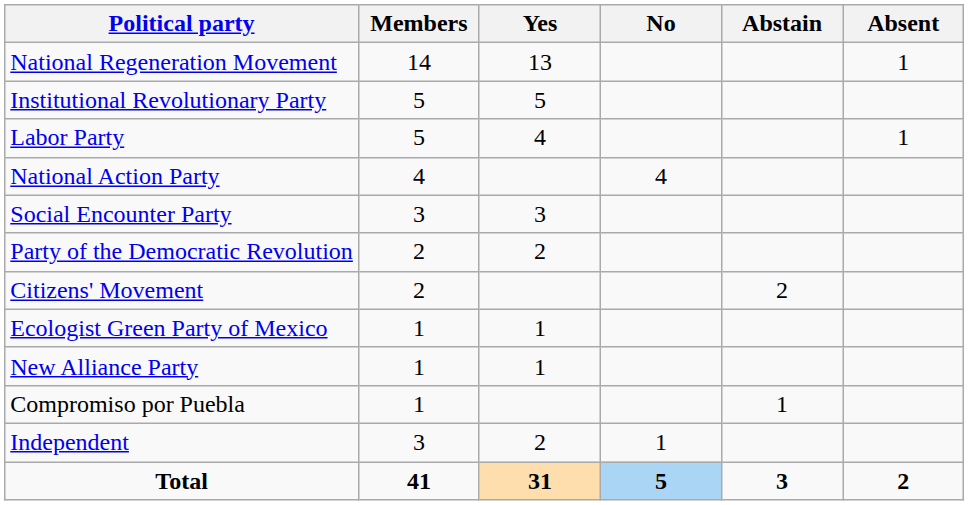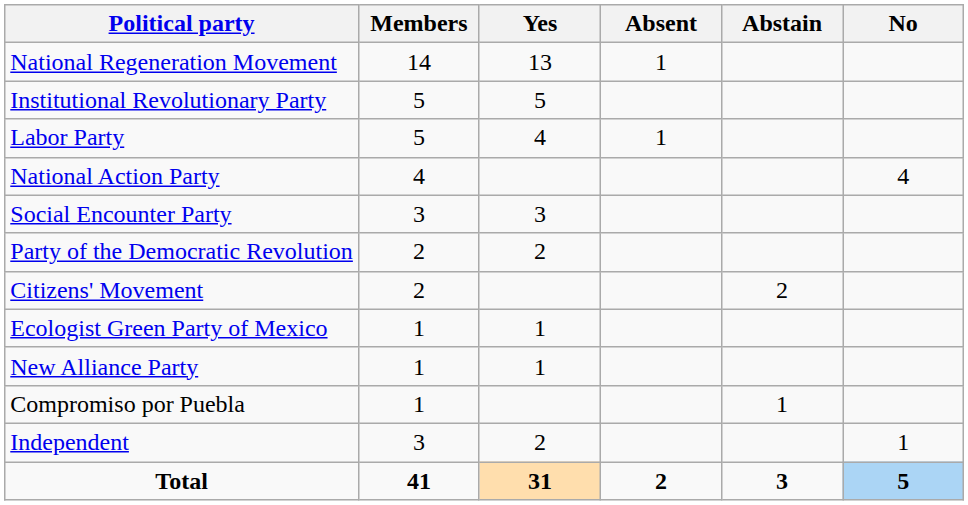columns swapped: (661, 23) <-> (903, 23)
